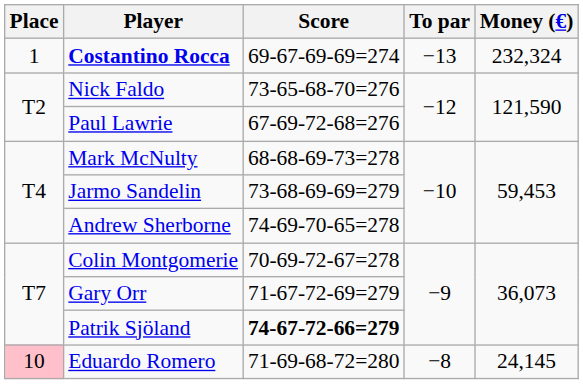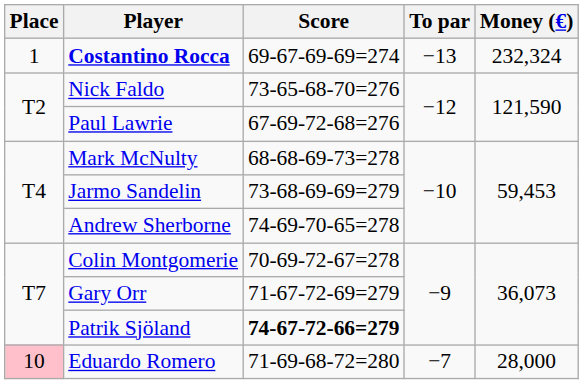(440, 361) −8 -> (440, 361) −7
(527, 361) 24,145 -> (527, 361) 28,000
